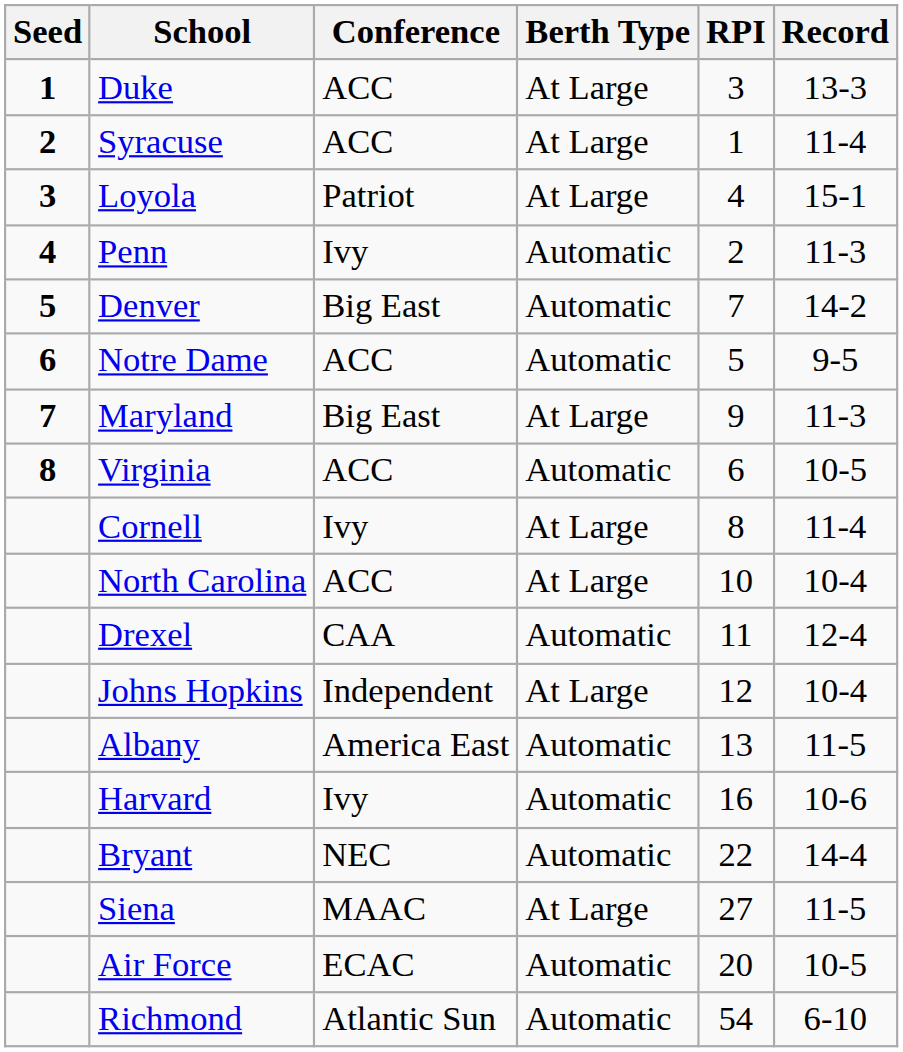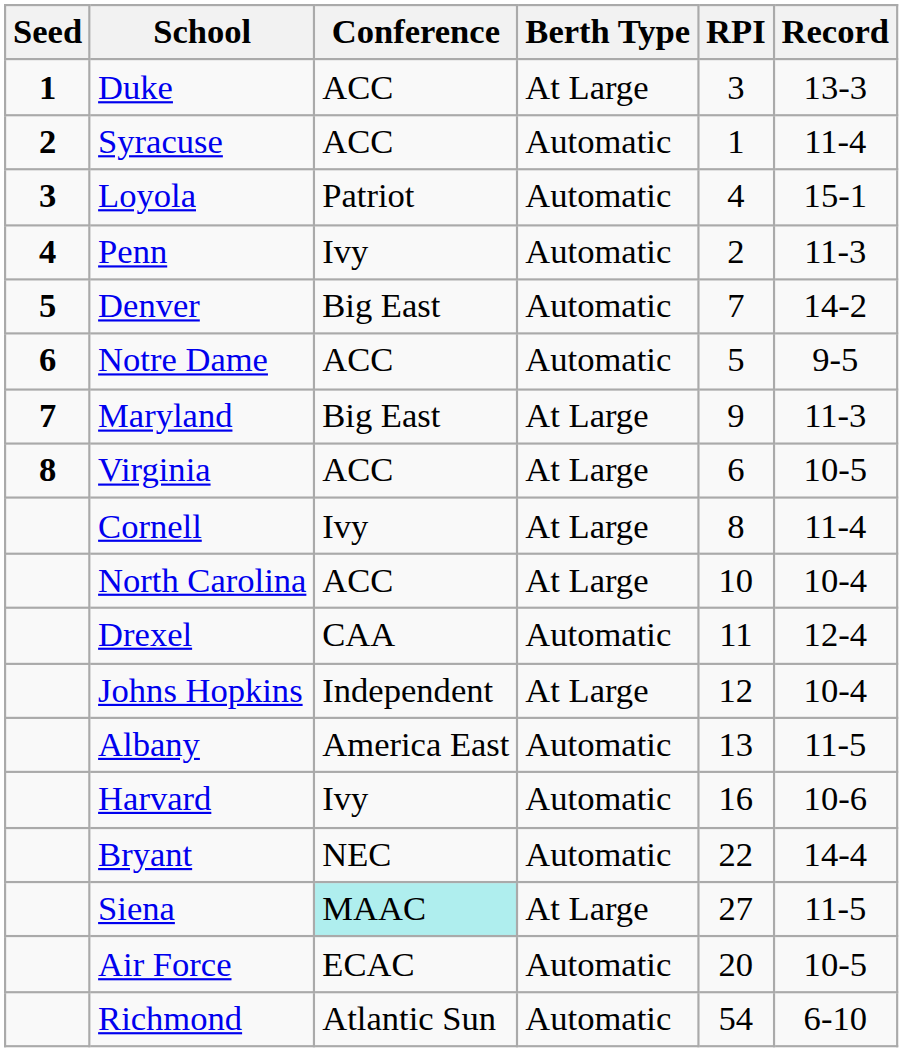(587, 141) At Large -> (598, 141) Automatic
(587, 196) At Large -> (598, 196) Automatic
(598, 470) Automatic -> (587, 470) At Large
(374, 908) no background -> (374, 908) paleturquoise background
